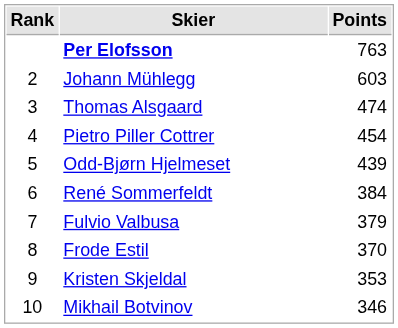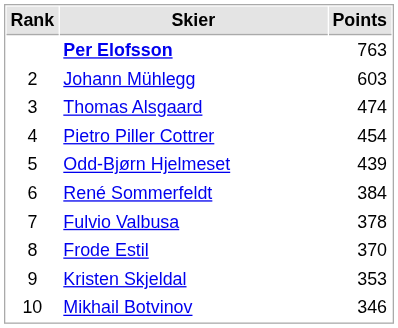(372, 222) 379 -> (372, 222) 378
